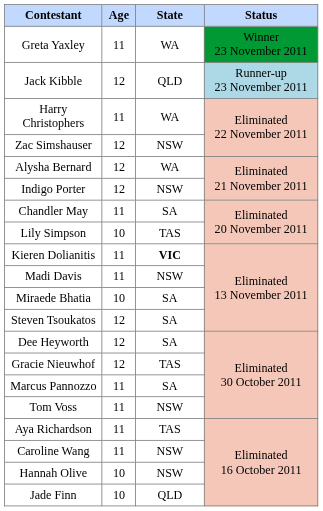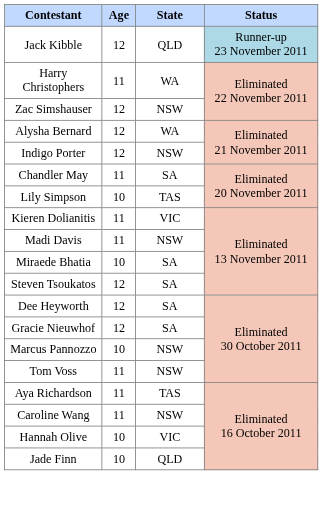- row: (53, 44)
(170, 254) bold -> (170, 218) normal
(170, 364) TAS -> (170, 327) SA
(119, 385) 11 -> (119, 349) 10
(170, 385) SA -> (170, 349) NSW
(170, 473) NSW -> (170, 437) VIC
